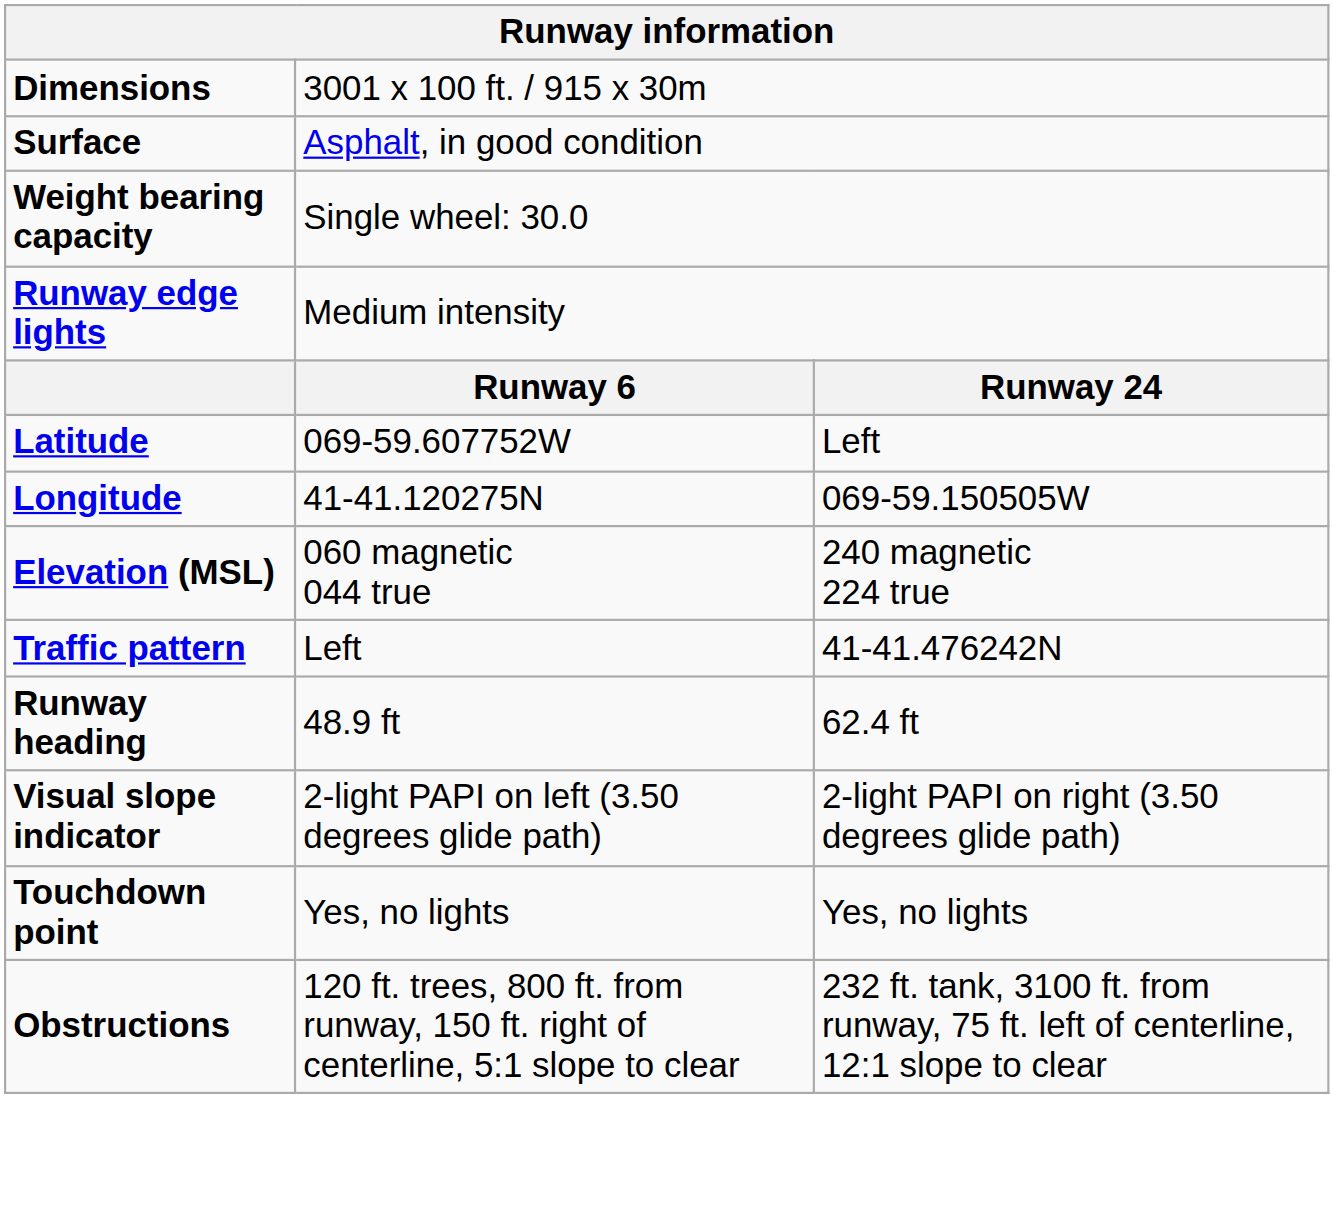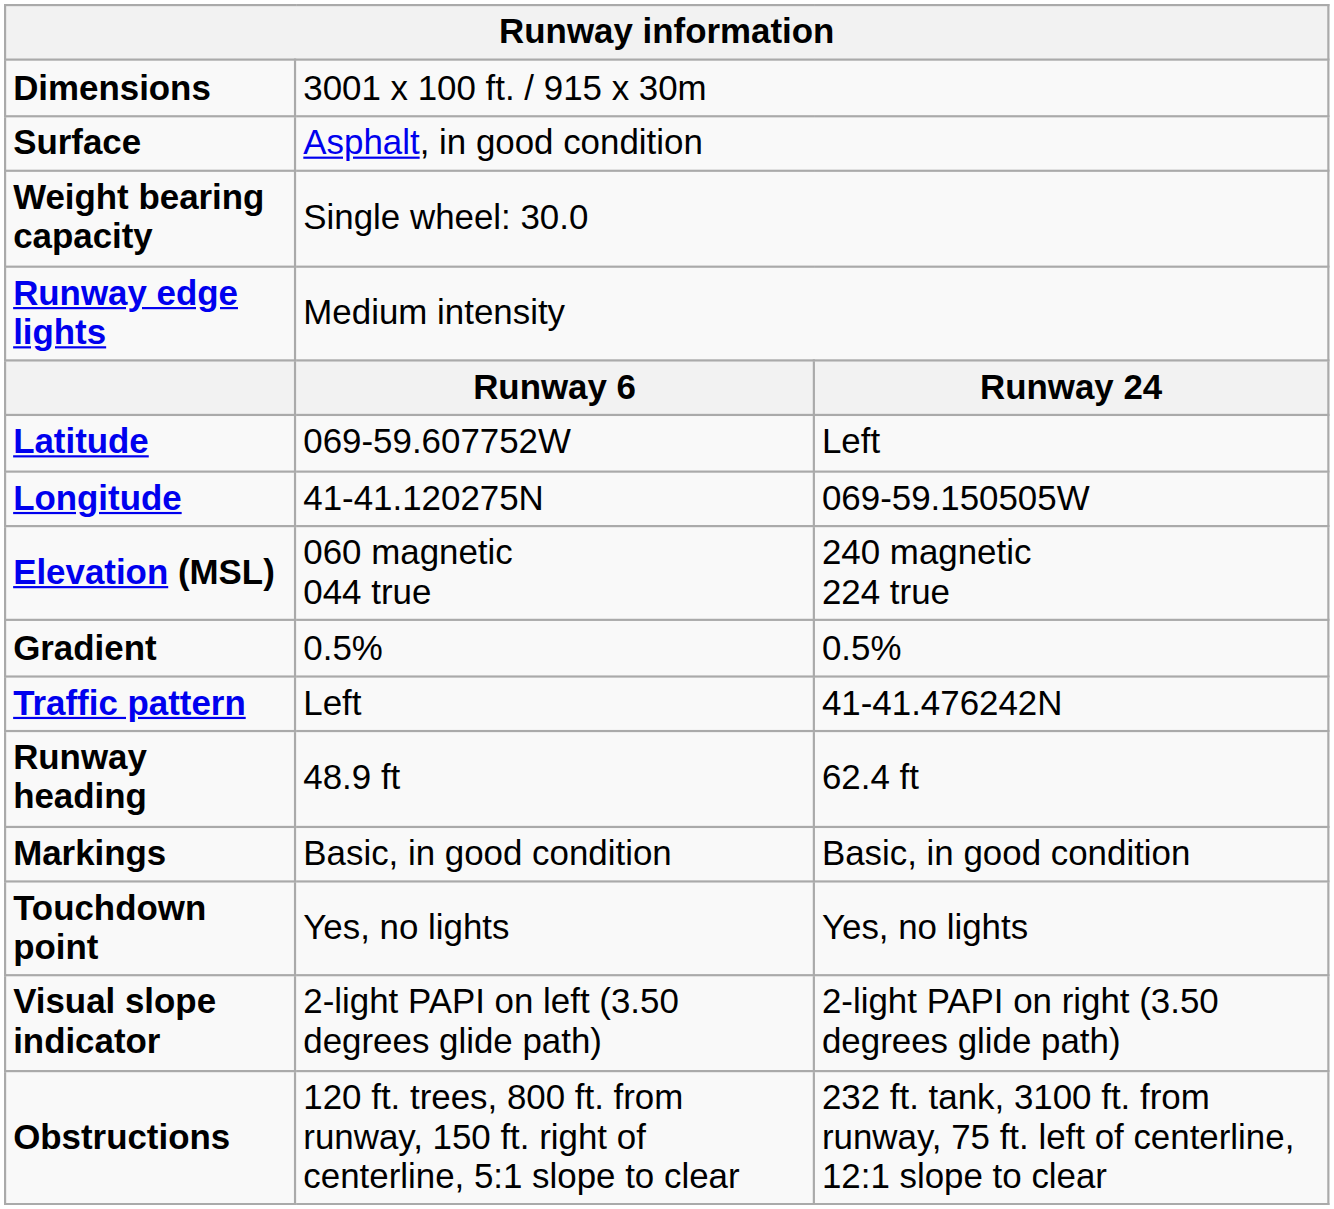+ row: (85, 647)
+ row: (90, 852)
rows swapped: (115, 817) <-> (110, 911)
